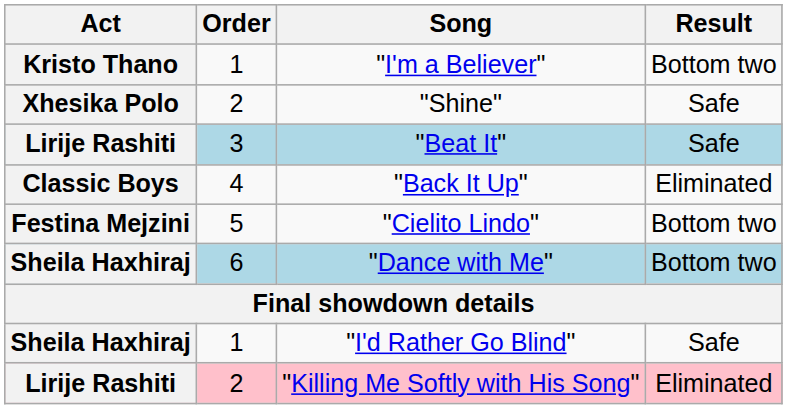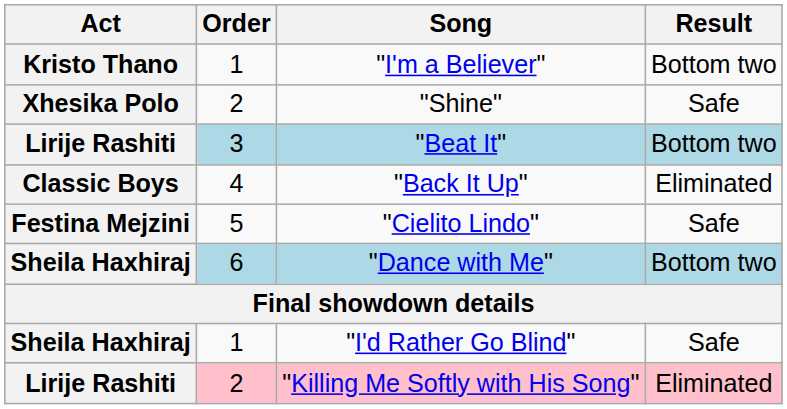(714, 143) Safe -> (714, 143) Bottom two
(714, 223) Bottom two -> (714, 223) Safe
